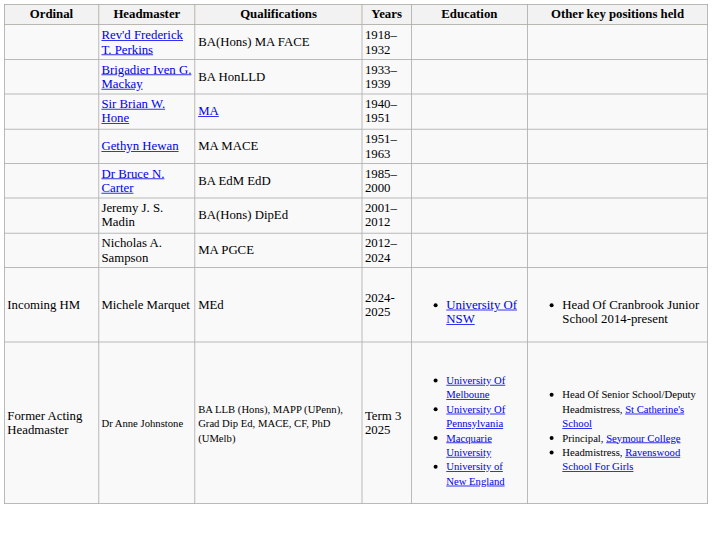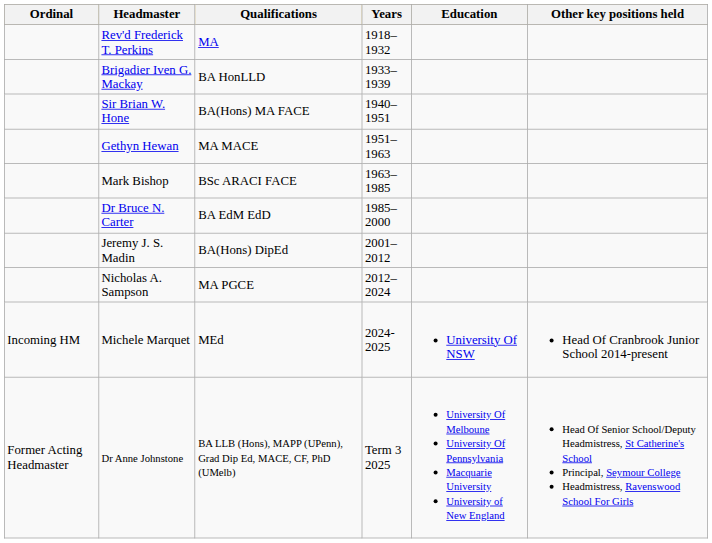(254, 42) BA(Hons) MA FACE -> (208, 42) MA
(208, 111) MA -> (254, 111) BA(Hons) MA FACE
+ row: (135, 180)
